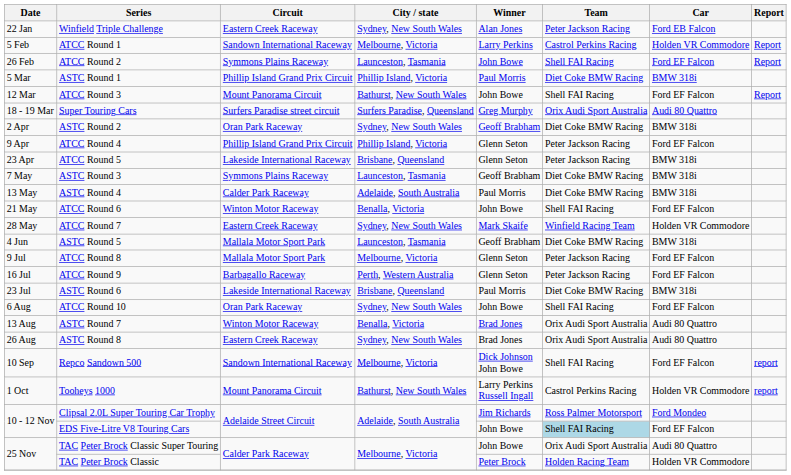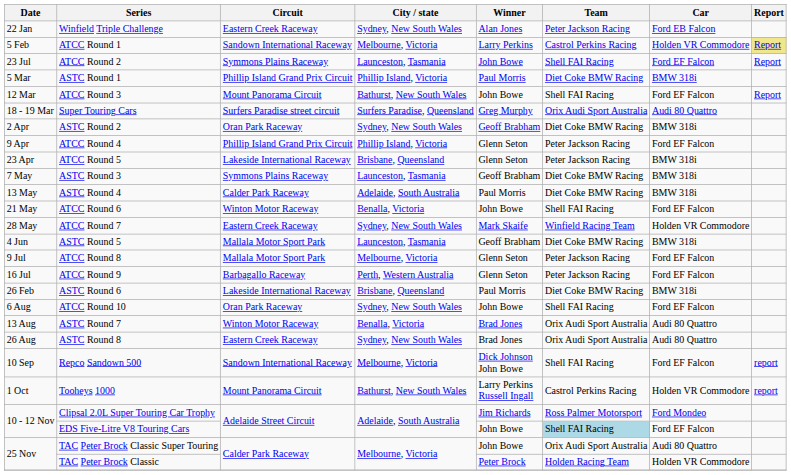(768, 45) no background -> (768, 45) khaki background
(20, 62) 26 Feb -> (19, 62) 23 Jul
(19, 291) 23 Jul -> (20, 291) 26 Feb
